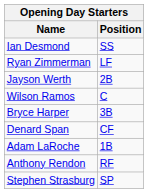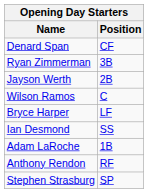rows swapped: (38, 130) <-> (38, 46)
(106, 63) LF -> (106, 63) 3B
(106, 113) 3B -> (106, 113) LF
